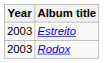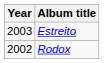(20, 49) 2003 -> (20, 49) 2002
